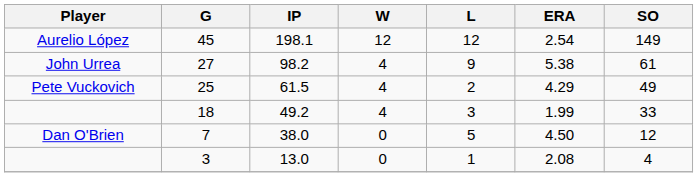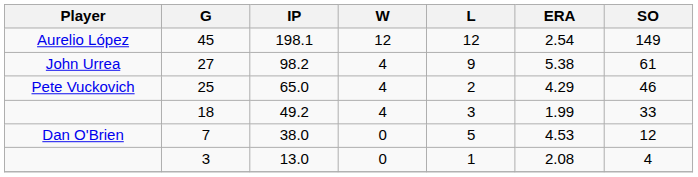(294, 87) 61.5 -> (294, 87) 65.0
(648, 87) 49 -> (648, 87) 46
(560, 135) 4.50 -> (560, 135) 4.53
